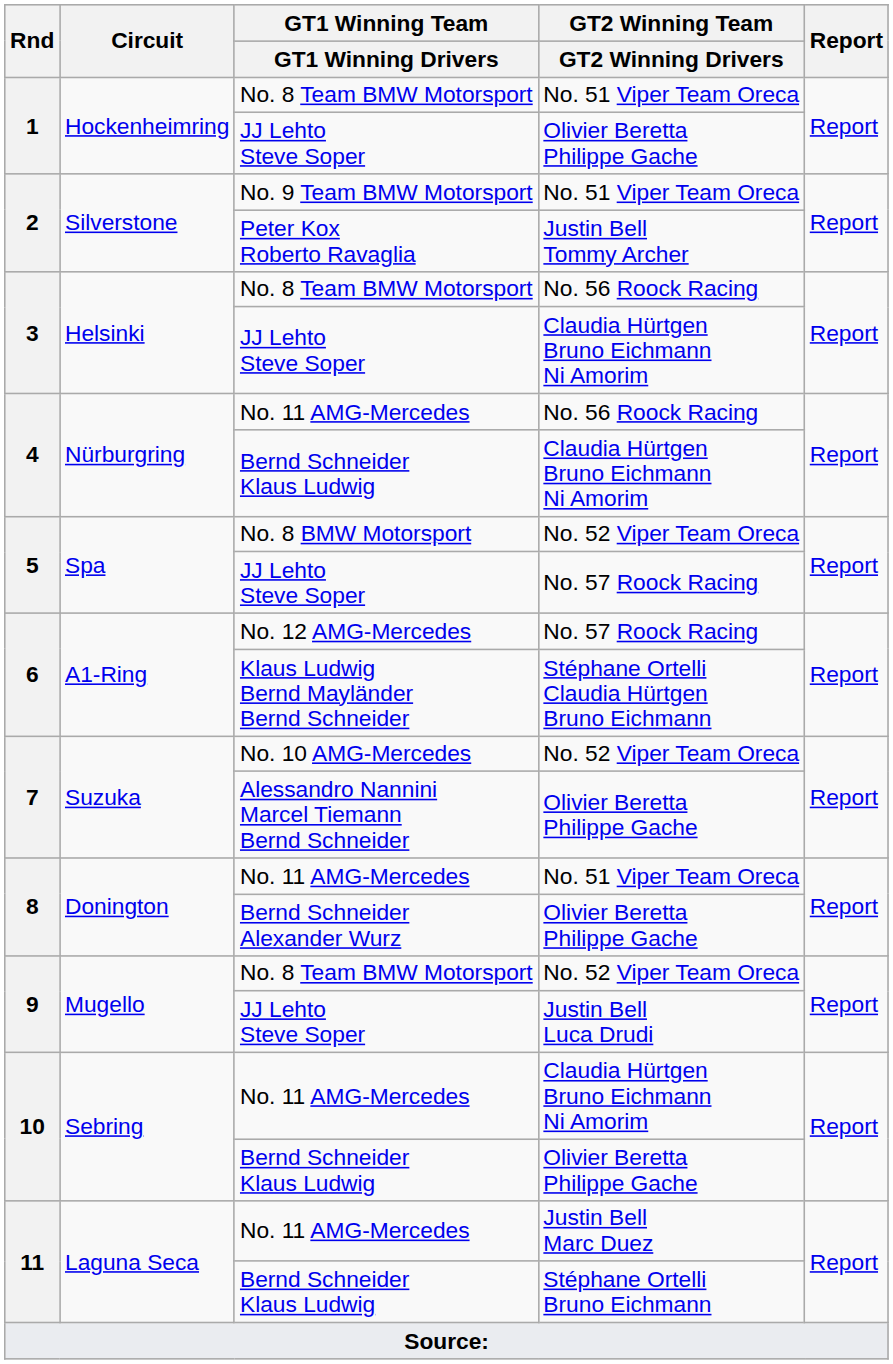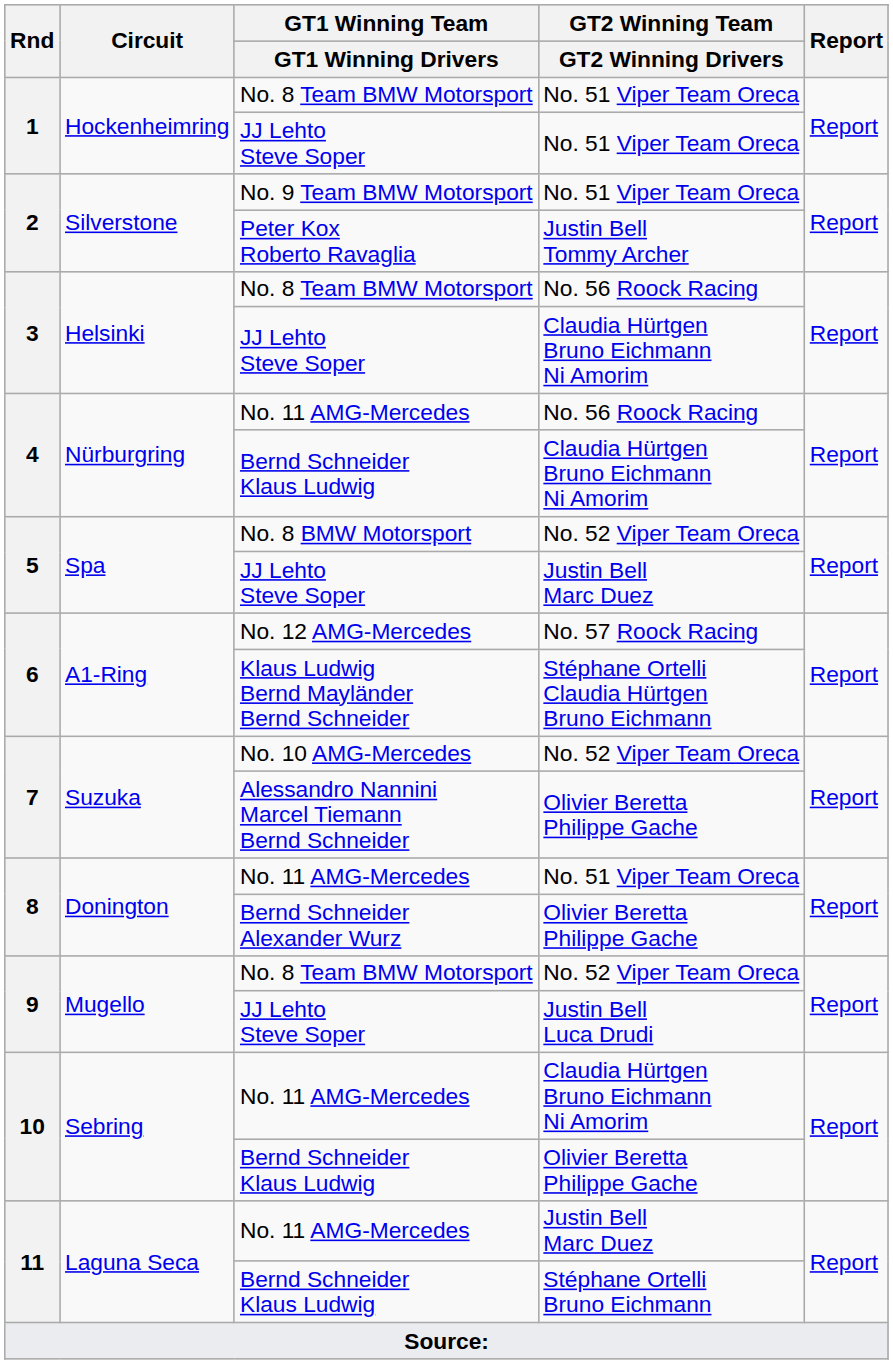(620, 144) Olivier Beretta Philippe Gache -> (671, 144) No. 51 Viper Team Oreca
(651, 583) No. 57 Roock Racing -> (598, 583) Justin Bell Marc Duez
